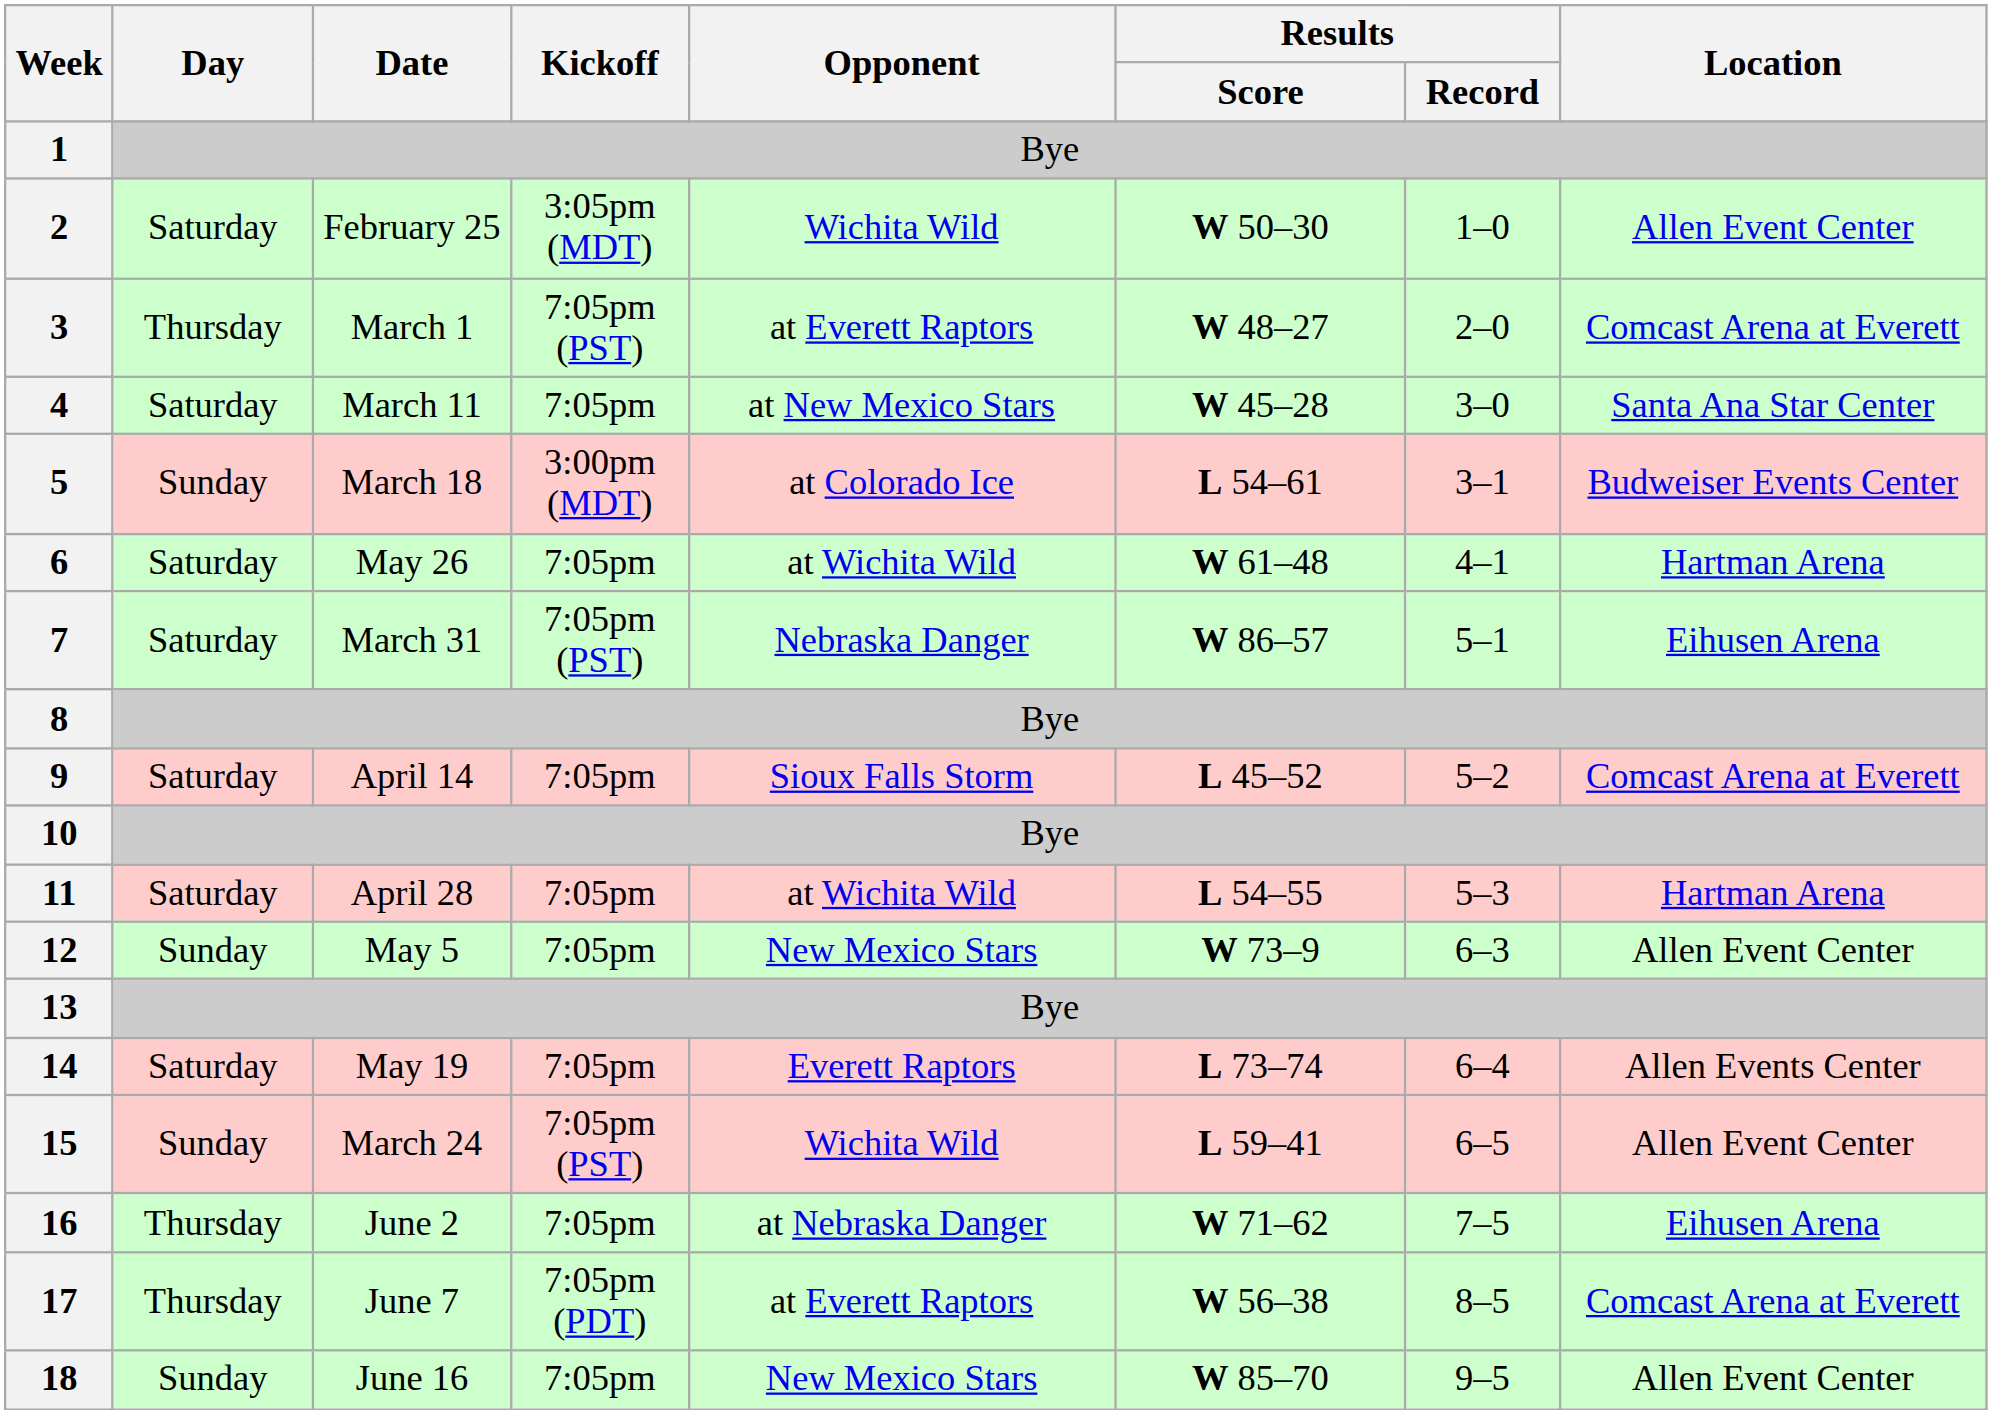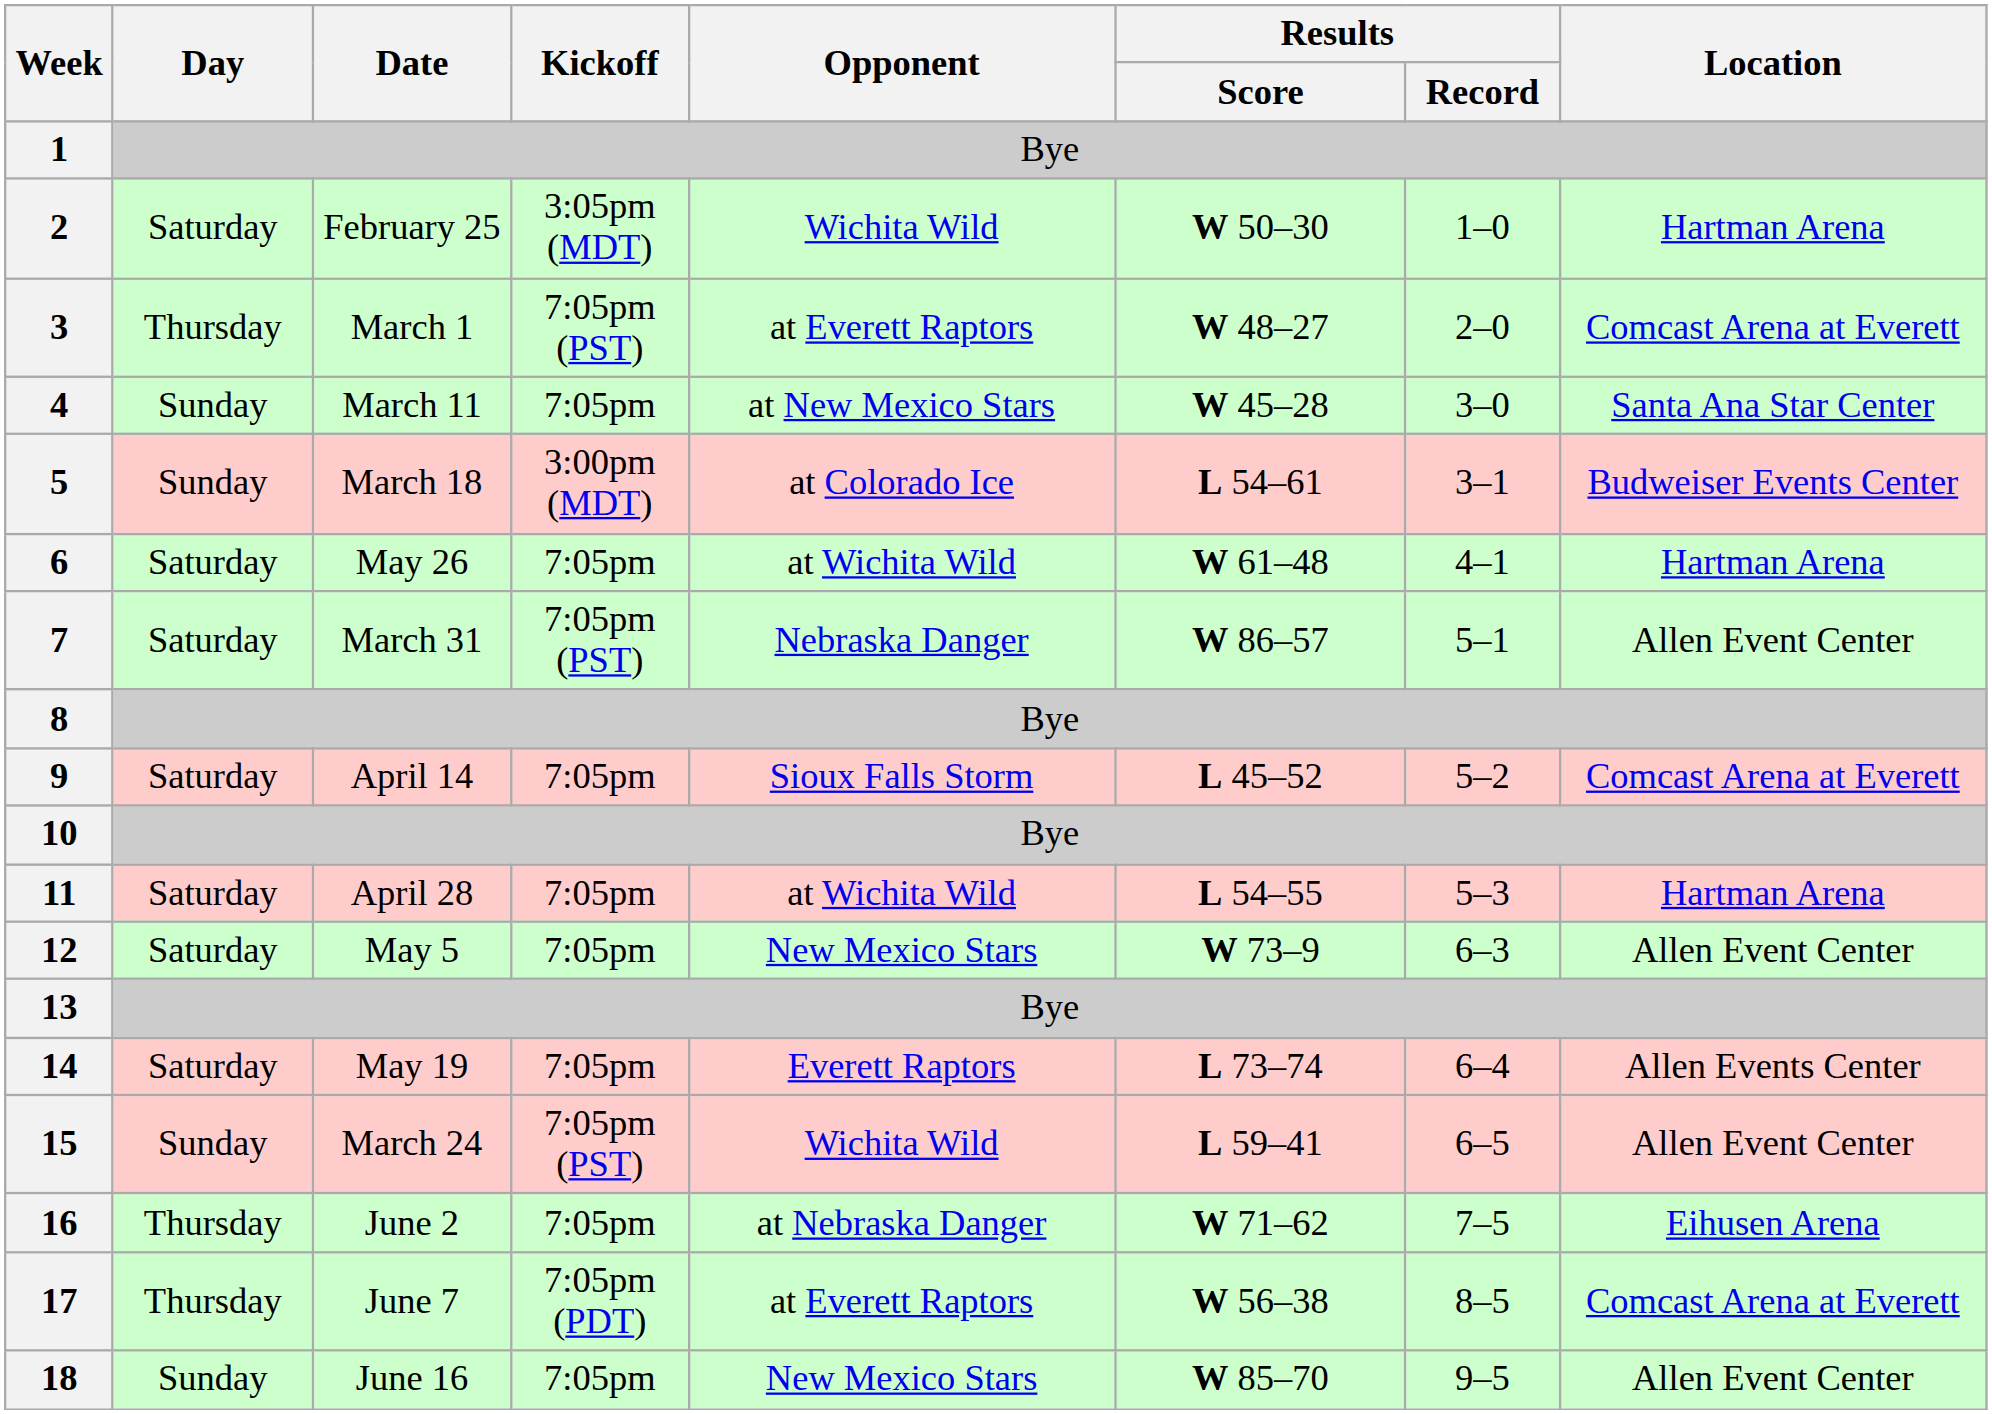(1773, 227) Allen Event Center -> (1773, 227) Hartman Arena
(213, 404) Saturday -> (213, 404) Sunday
(1773, 639) Eihusen Arena -> (1773, 639) Allen Event Center
(213, 949) Sunday -> (213, 949) Saturday
